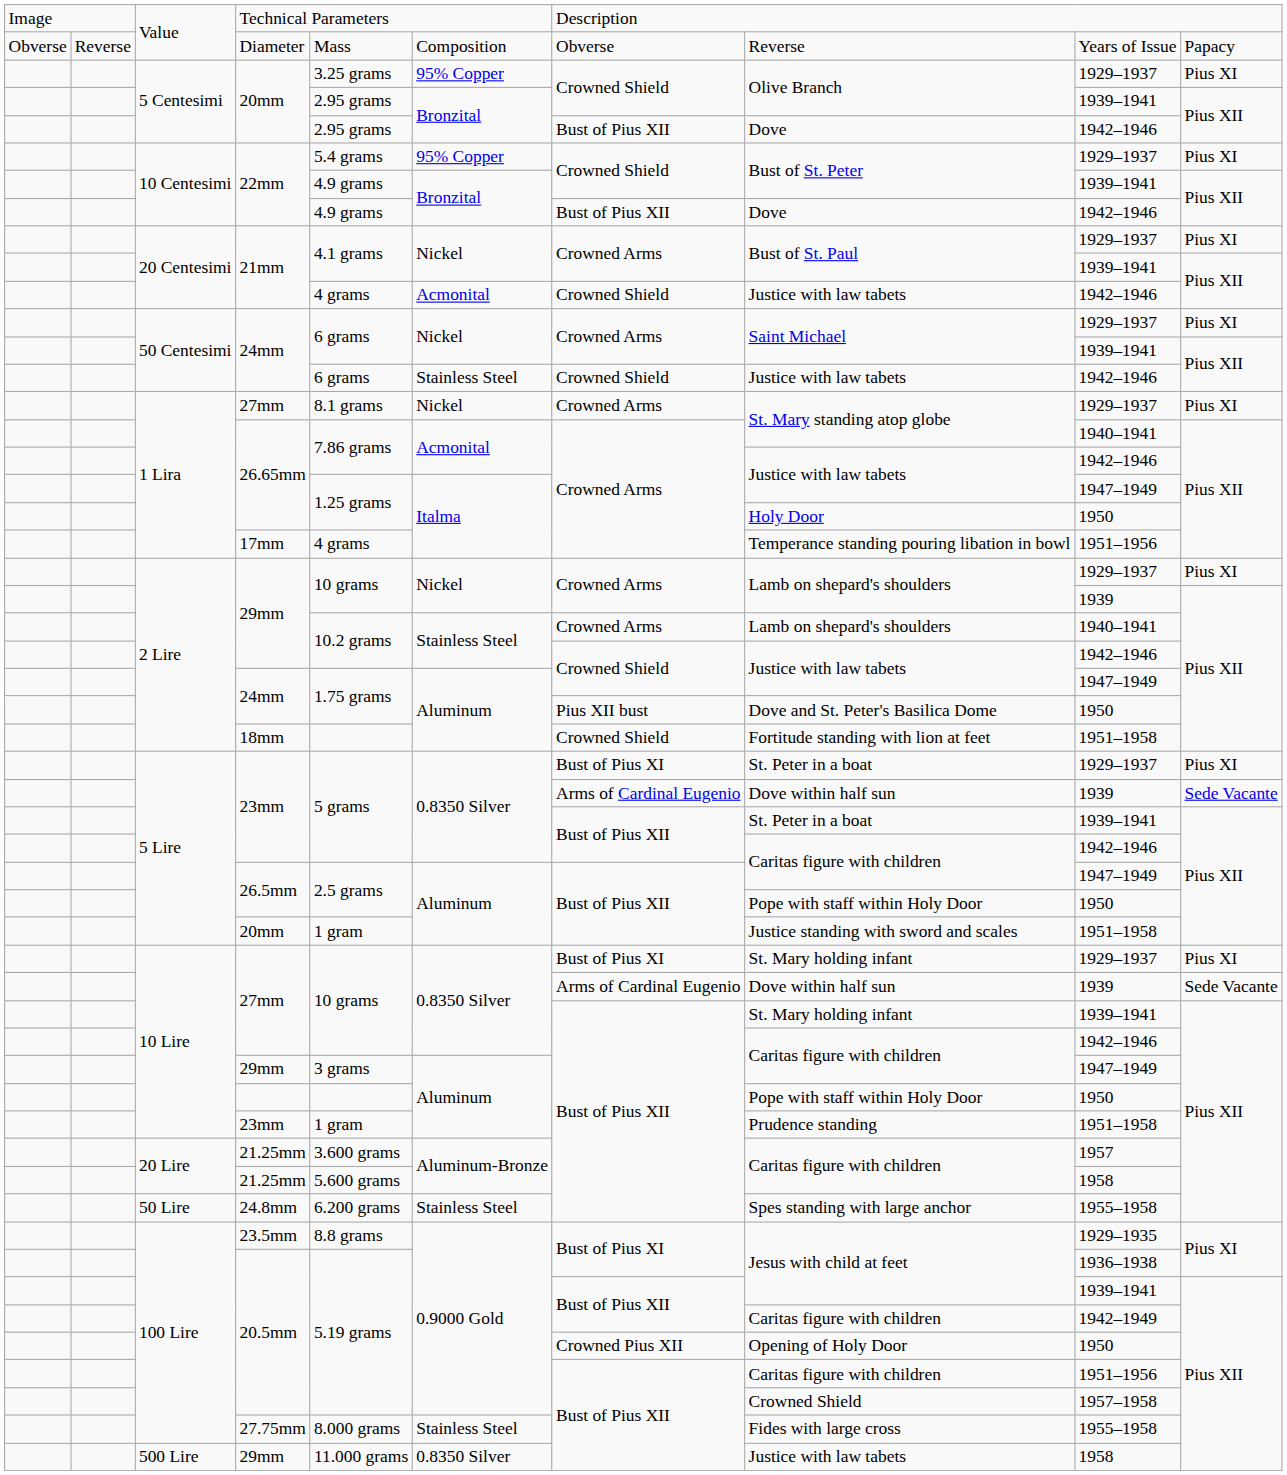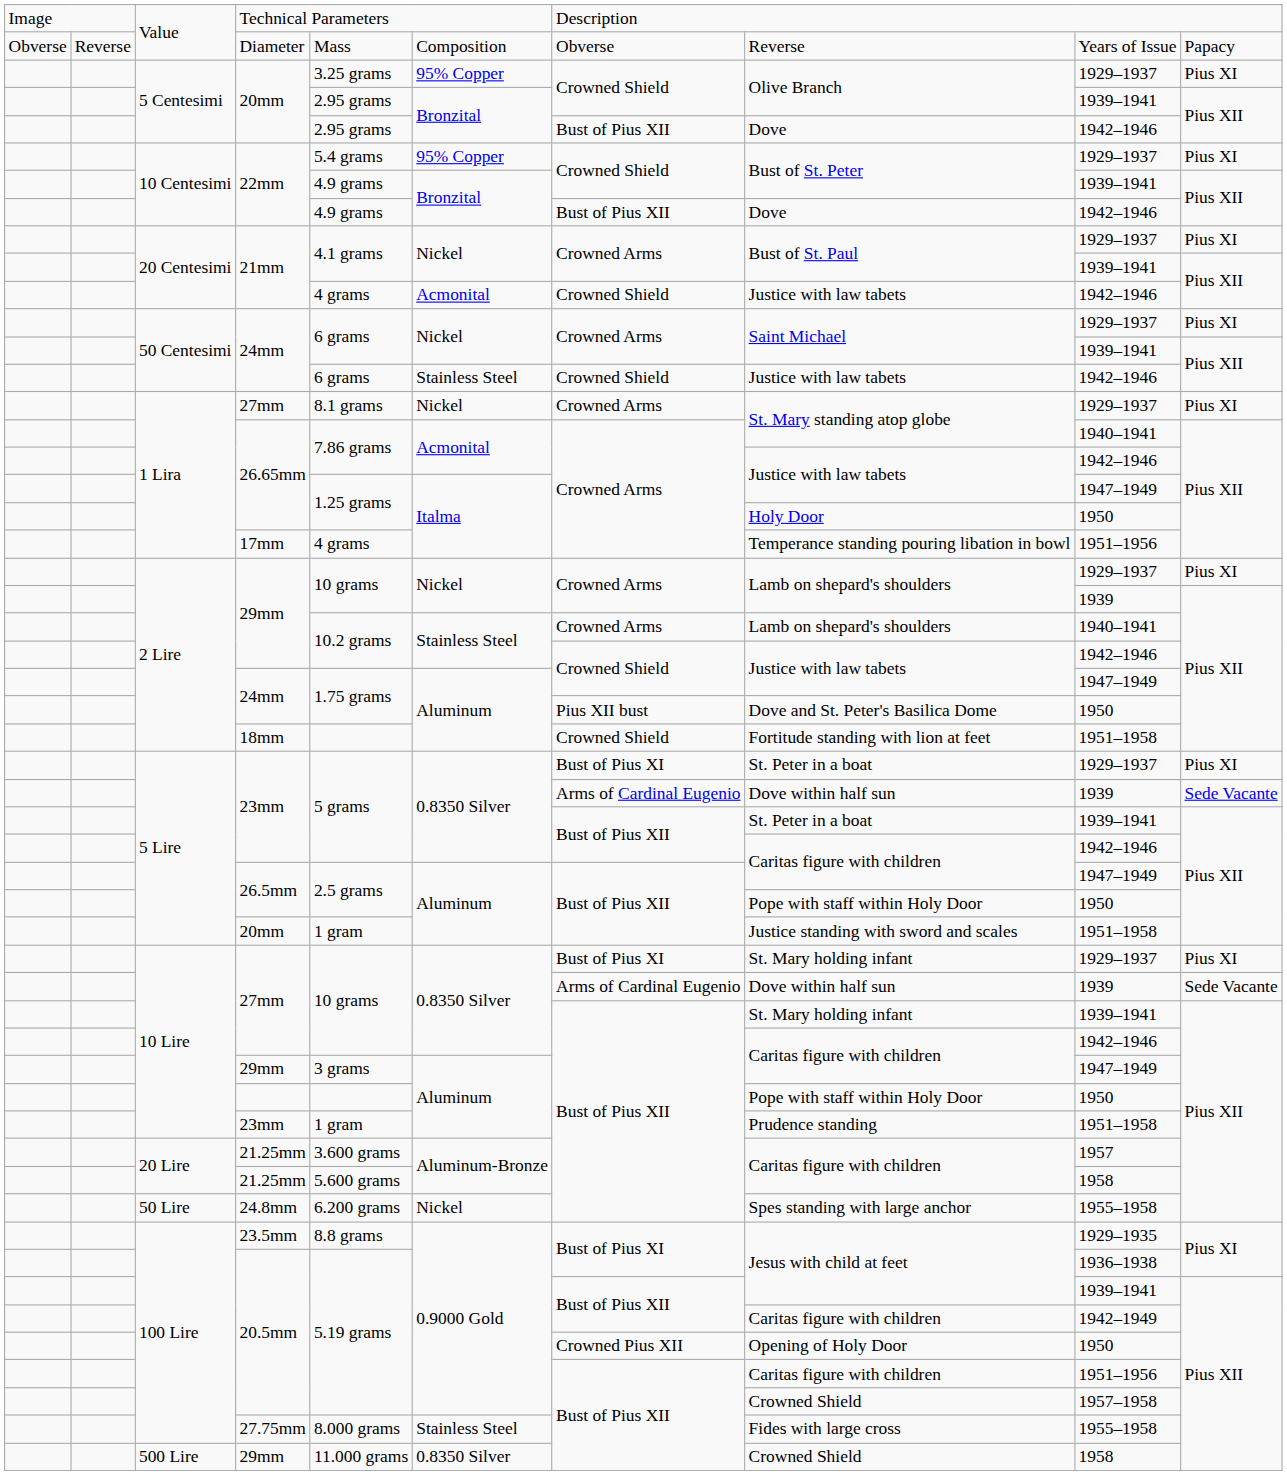(467, 1207) Stainless Steel -> (439, 1207) Nickel
(827, 1456) Justice with law tabets -> (805, 1456) Crowned Shield
